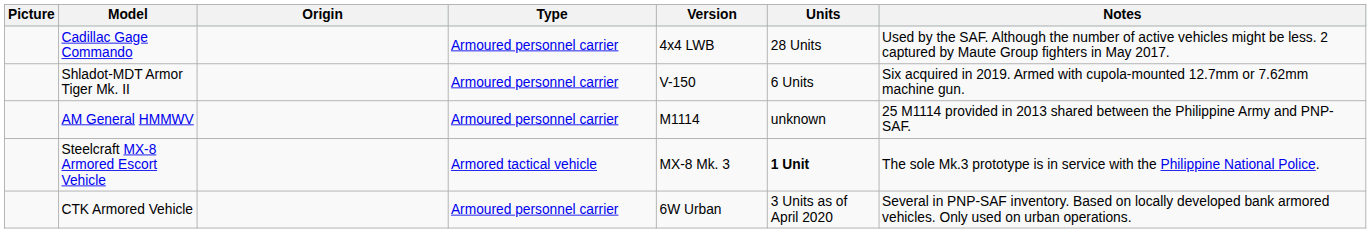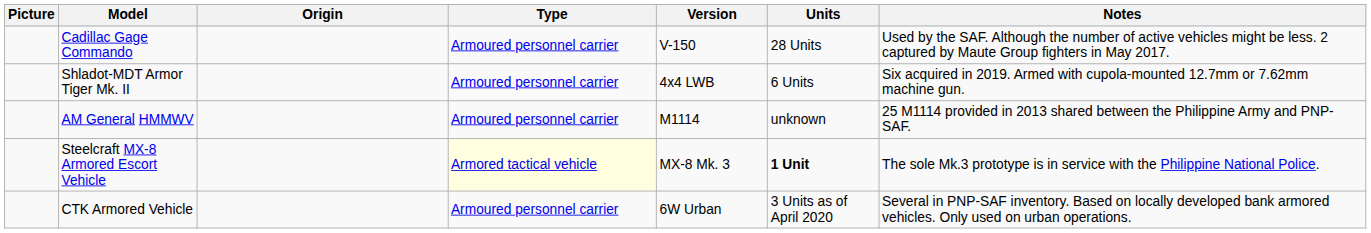(687, 44) 4x4 LWB -> (678, 44) V-150
(678, 82) V-150 -> (687, 82) 4x4 LWB
(524, 164) no background -> (524, 164) lightyellow background
